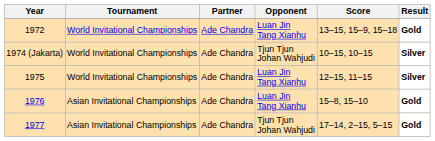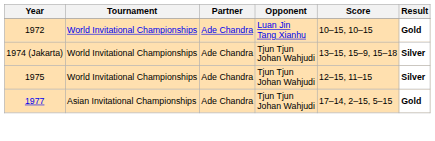(358, 30) 13–15, 15–9, 15–18 -> (346, 30) 10–15, 10–15
(346, 54) 10–15, 10–15 -> (358, 54) 13–15, 15–9, 15–18
(282, 78) Luan Jin Tang Xianhu -> (286, 78) Tjun Tjun Johan Wahjudi
- row: (35, 101)
